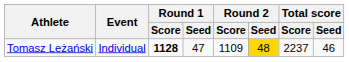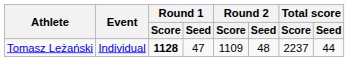(264, 48) gold background -> (264, 48) no background
(329, 48) 46 -> (329, 48) 44
